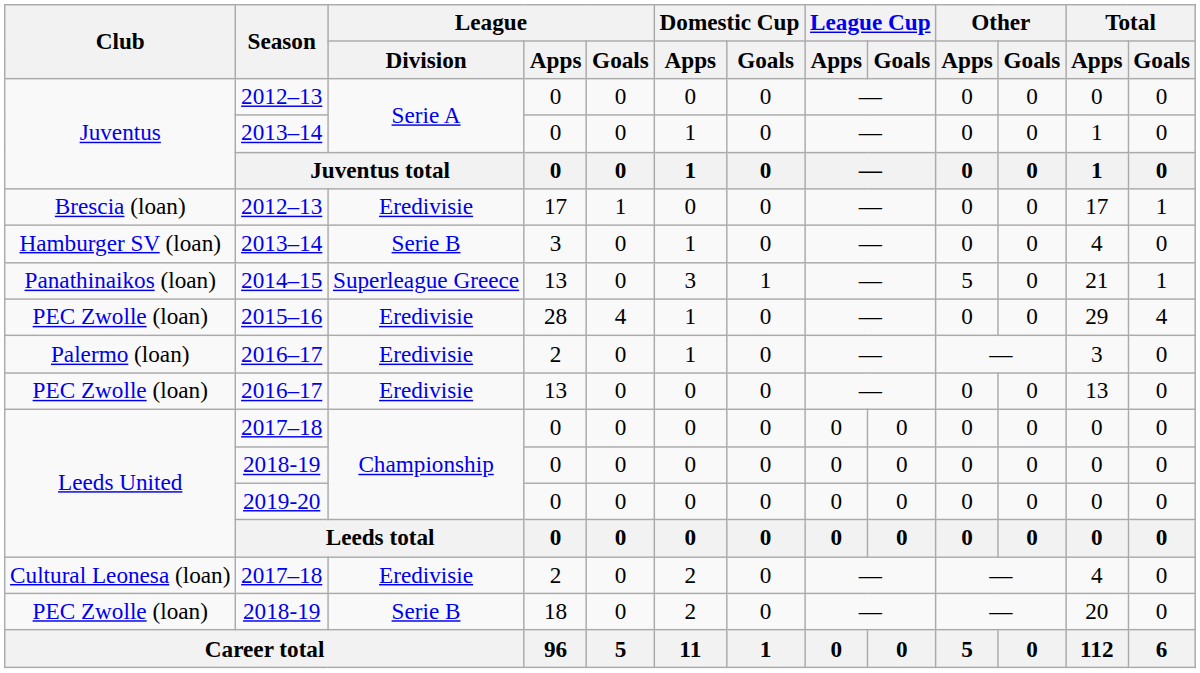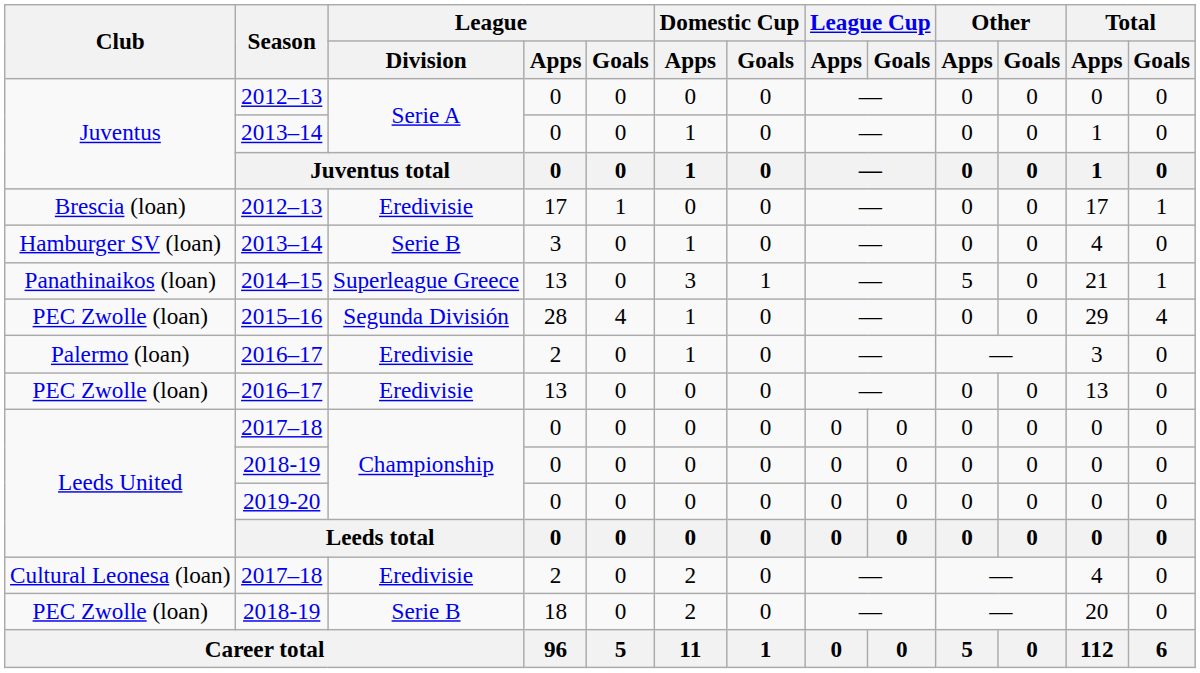(426, 317) Eredivisie -> (426, 317) Segunda División
